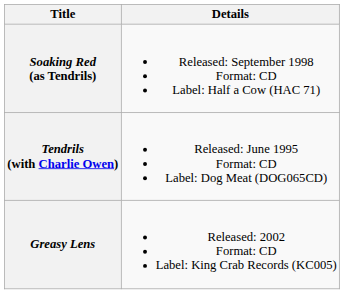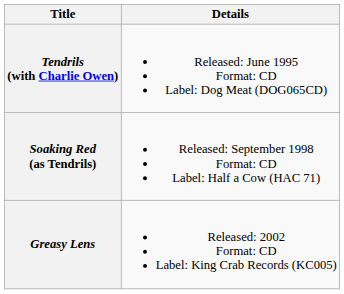rows swapped: (63, 156) <-> (63, 68)
